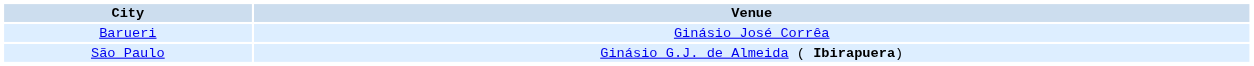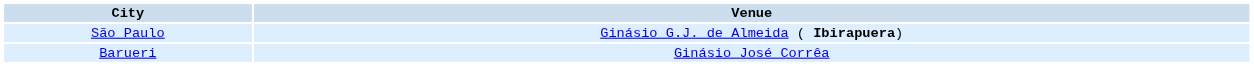rows swapped: (128, 33) <-> (128, 53)
